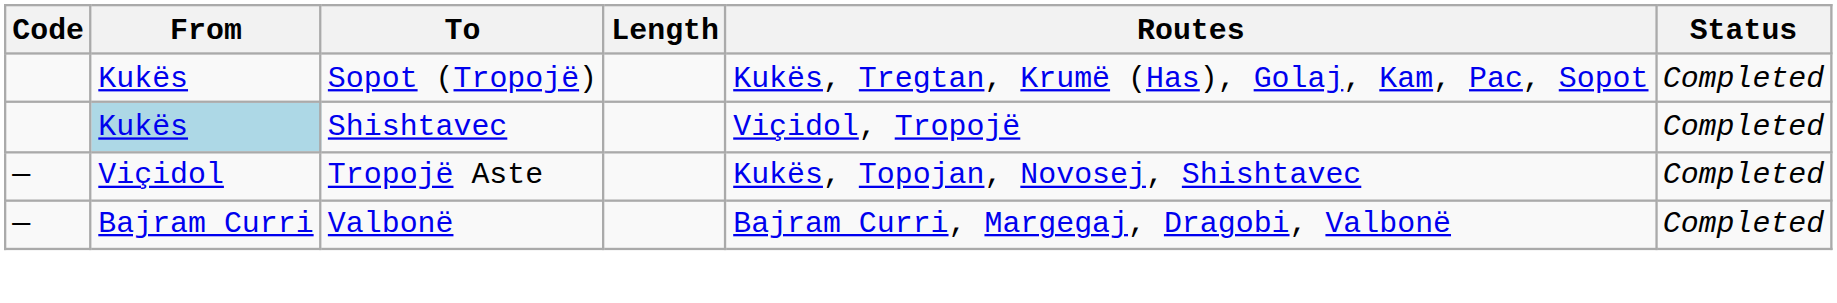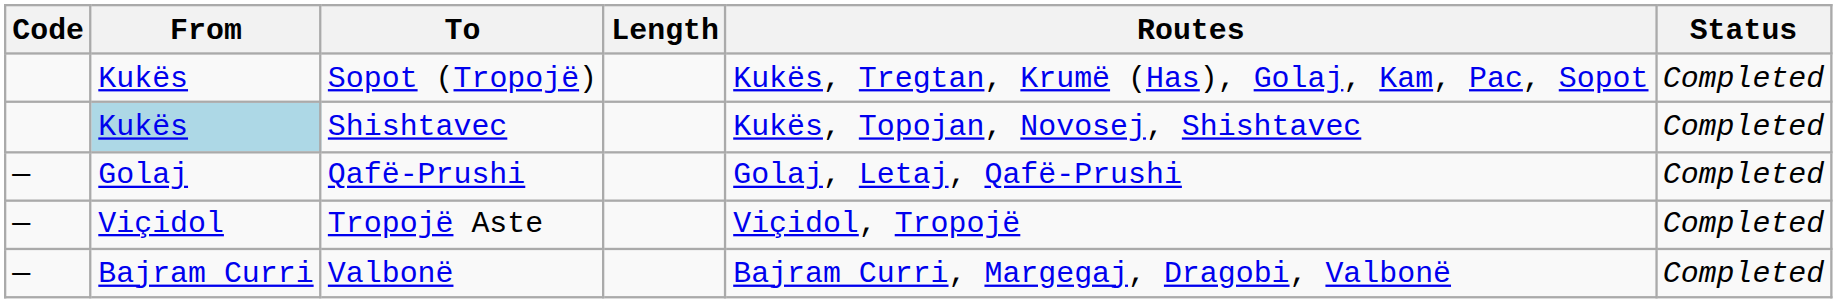(877, 127) Viçidol, Tropojë -> (1047, 127) Kukës, Topojan, Novosej, Shishtavec
+ row: (427, 176)
(1047, 176) Kukës, Topojan, Novosej, Shishtavec -> (877, 224) Viçidol, Tropojë
